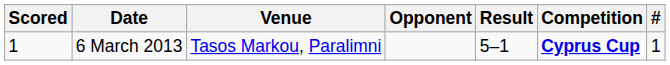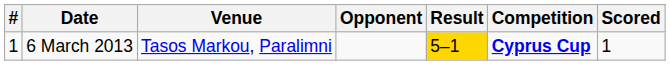columns swapped: (656, 18) <-> (38, 18)
(494, 45) no background -> (445, 45) gold background
